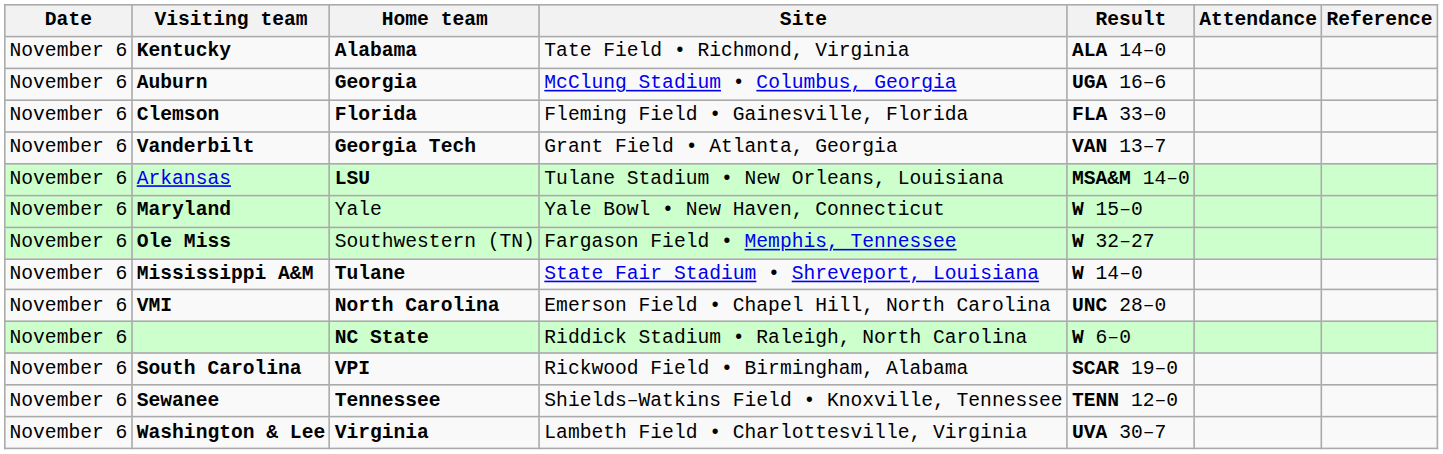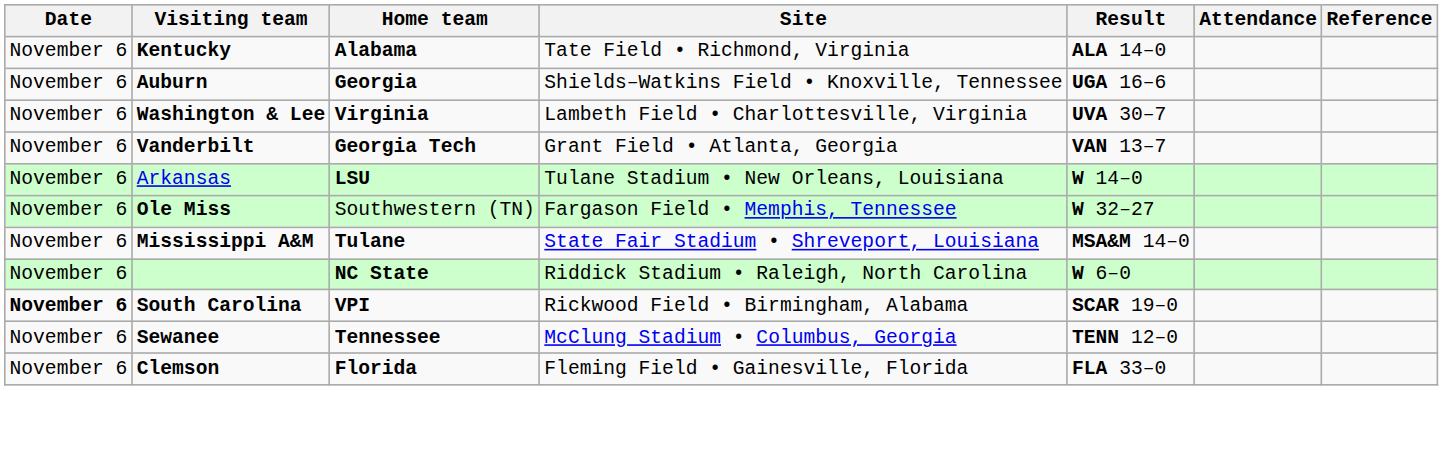(750, 84) McClung Stadium • Columbus, Georgia -> (803, 84) Shields–Watkins Field • Knoxville, Tennessee
rows swapped: (178, 116) <-> (231, 433)
(1131, 179) MSA&M 14–0 -> (1107, 179) W 14–0
- row: (184, 211)
(1107, 275) W 14–0 -> (1131, 243) MSA&M 14–0
- row: (154, 306)
(68, 370) normal -> (68, 306) bold
(803, 401) Shields–Watkins Field • Knoxville, Tennessee -> (750, 338) McClung Stadium • Columbus, Georgia
